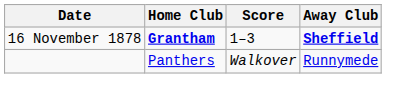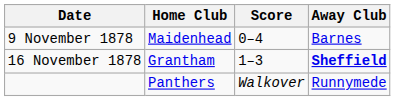+ row: (70, 39)
(181, 39) bold -> (181, 61) normal
